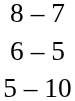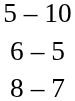rows swapped: (37, 88) <-> (37, 13)
